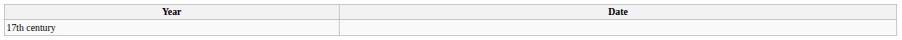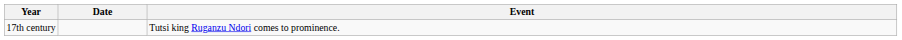+ column: (522, 12)
